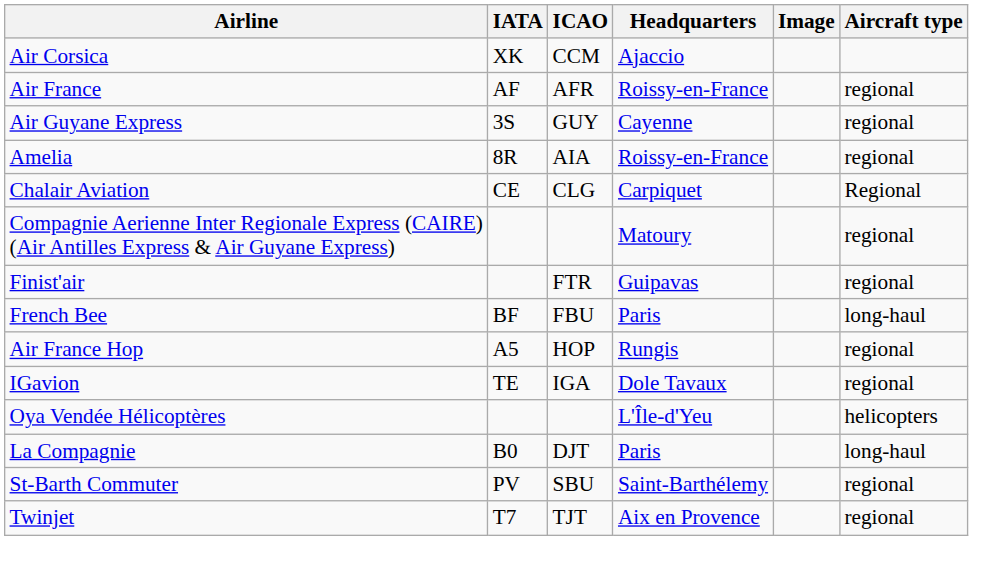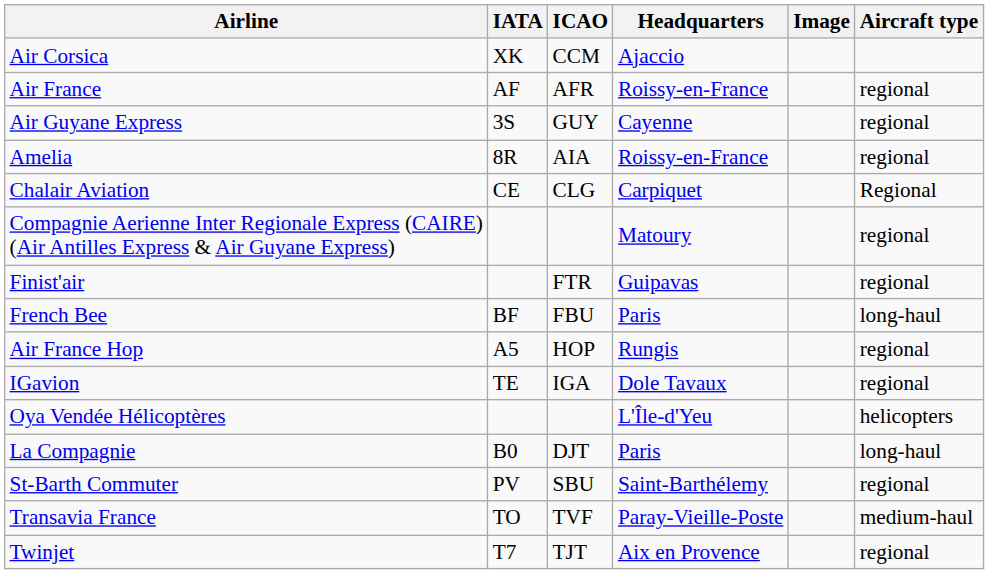+ row: (83, 517)
